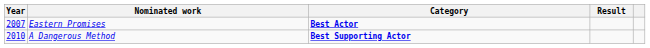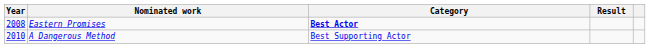(16, 24) 2007 -> (16, 24) 2008
(361, 37) bold -> (361, 37) normal
